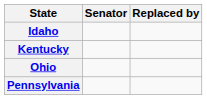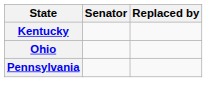- row: (43, 31)
